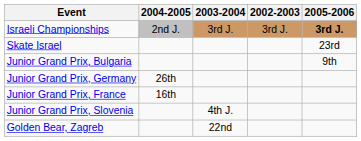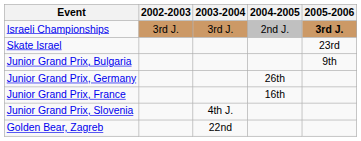columns swapped: (275, 12) <-> (166, 12)
